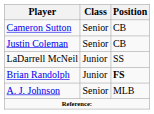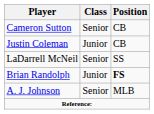(95, 43) Senior -> (95, 43) Junior
(95, 59) Junior -> (95, 59) Senior
